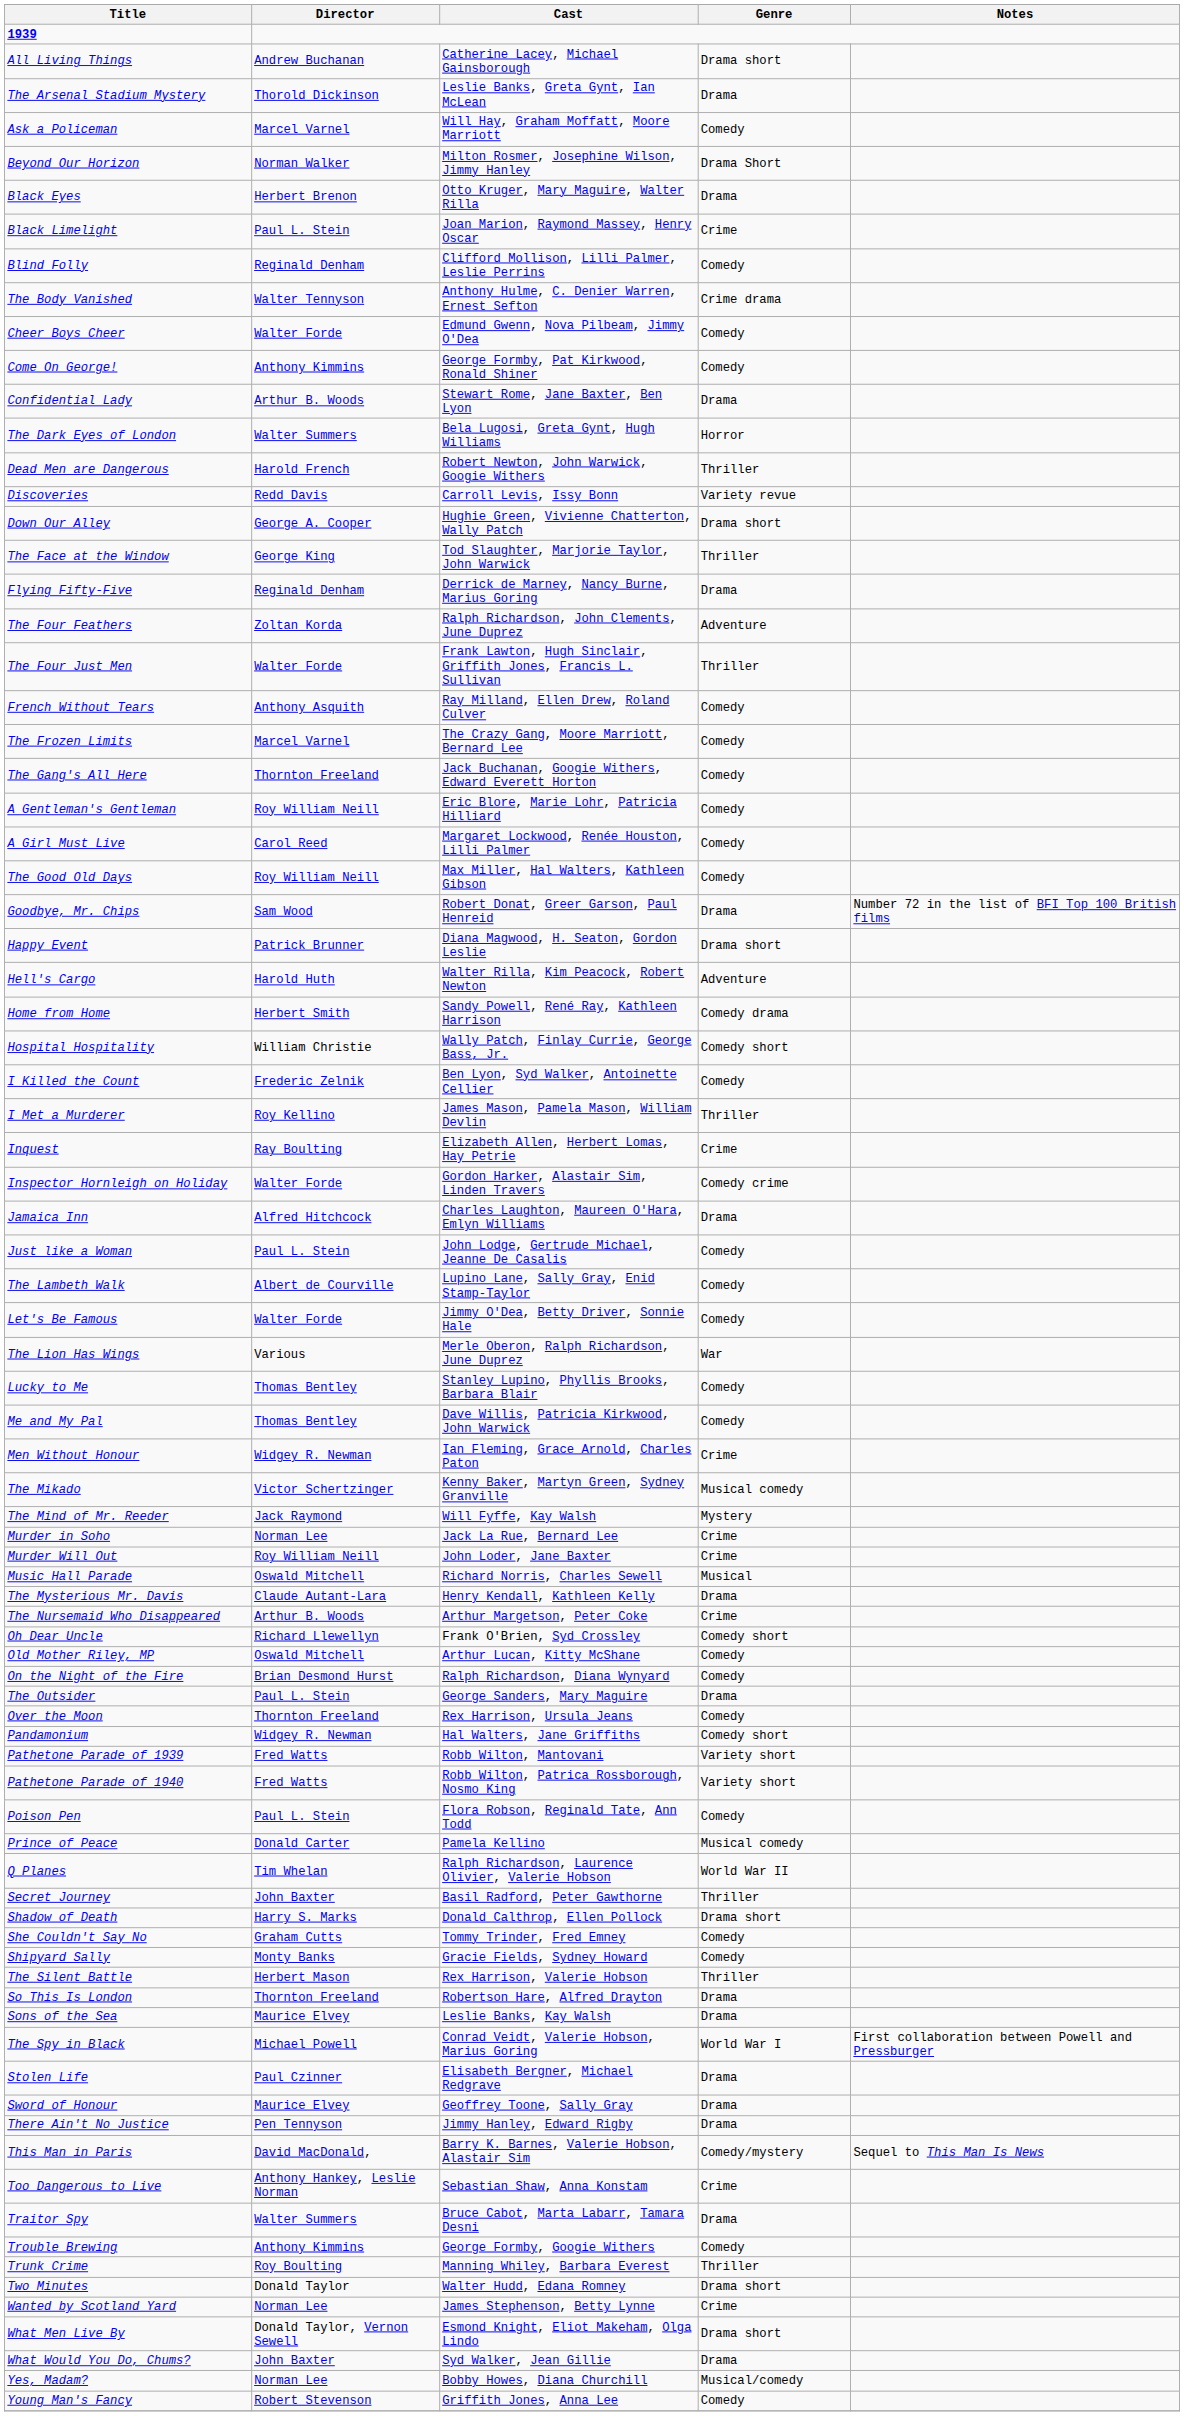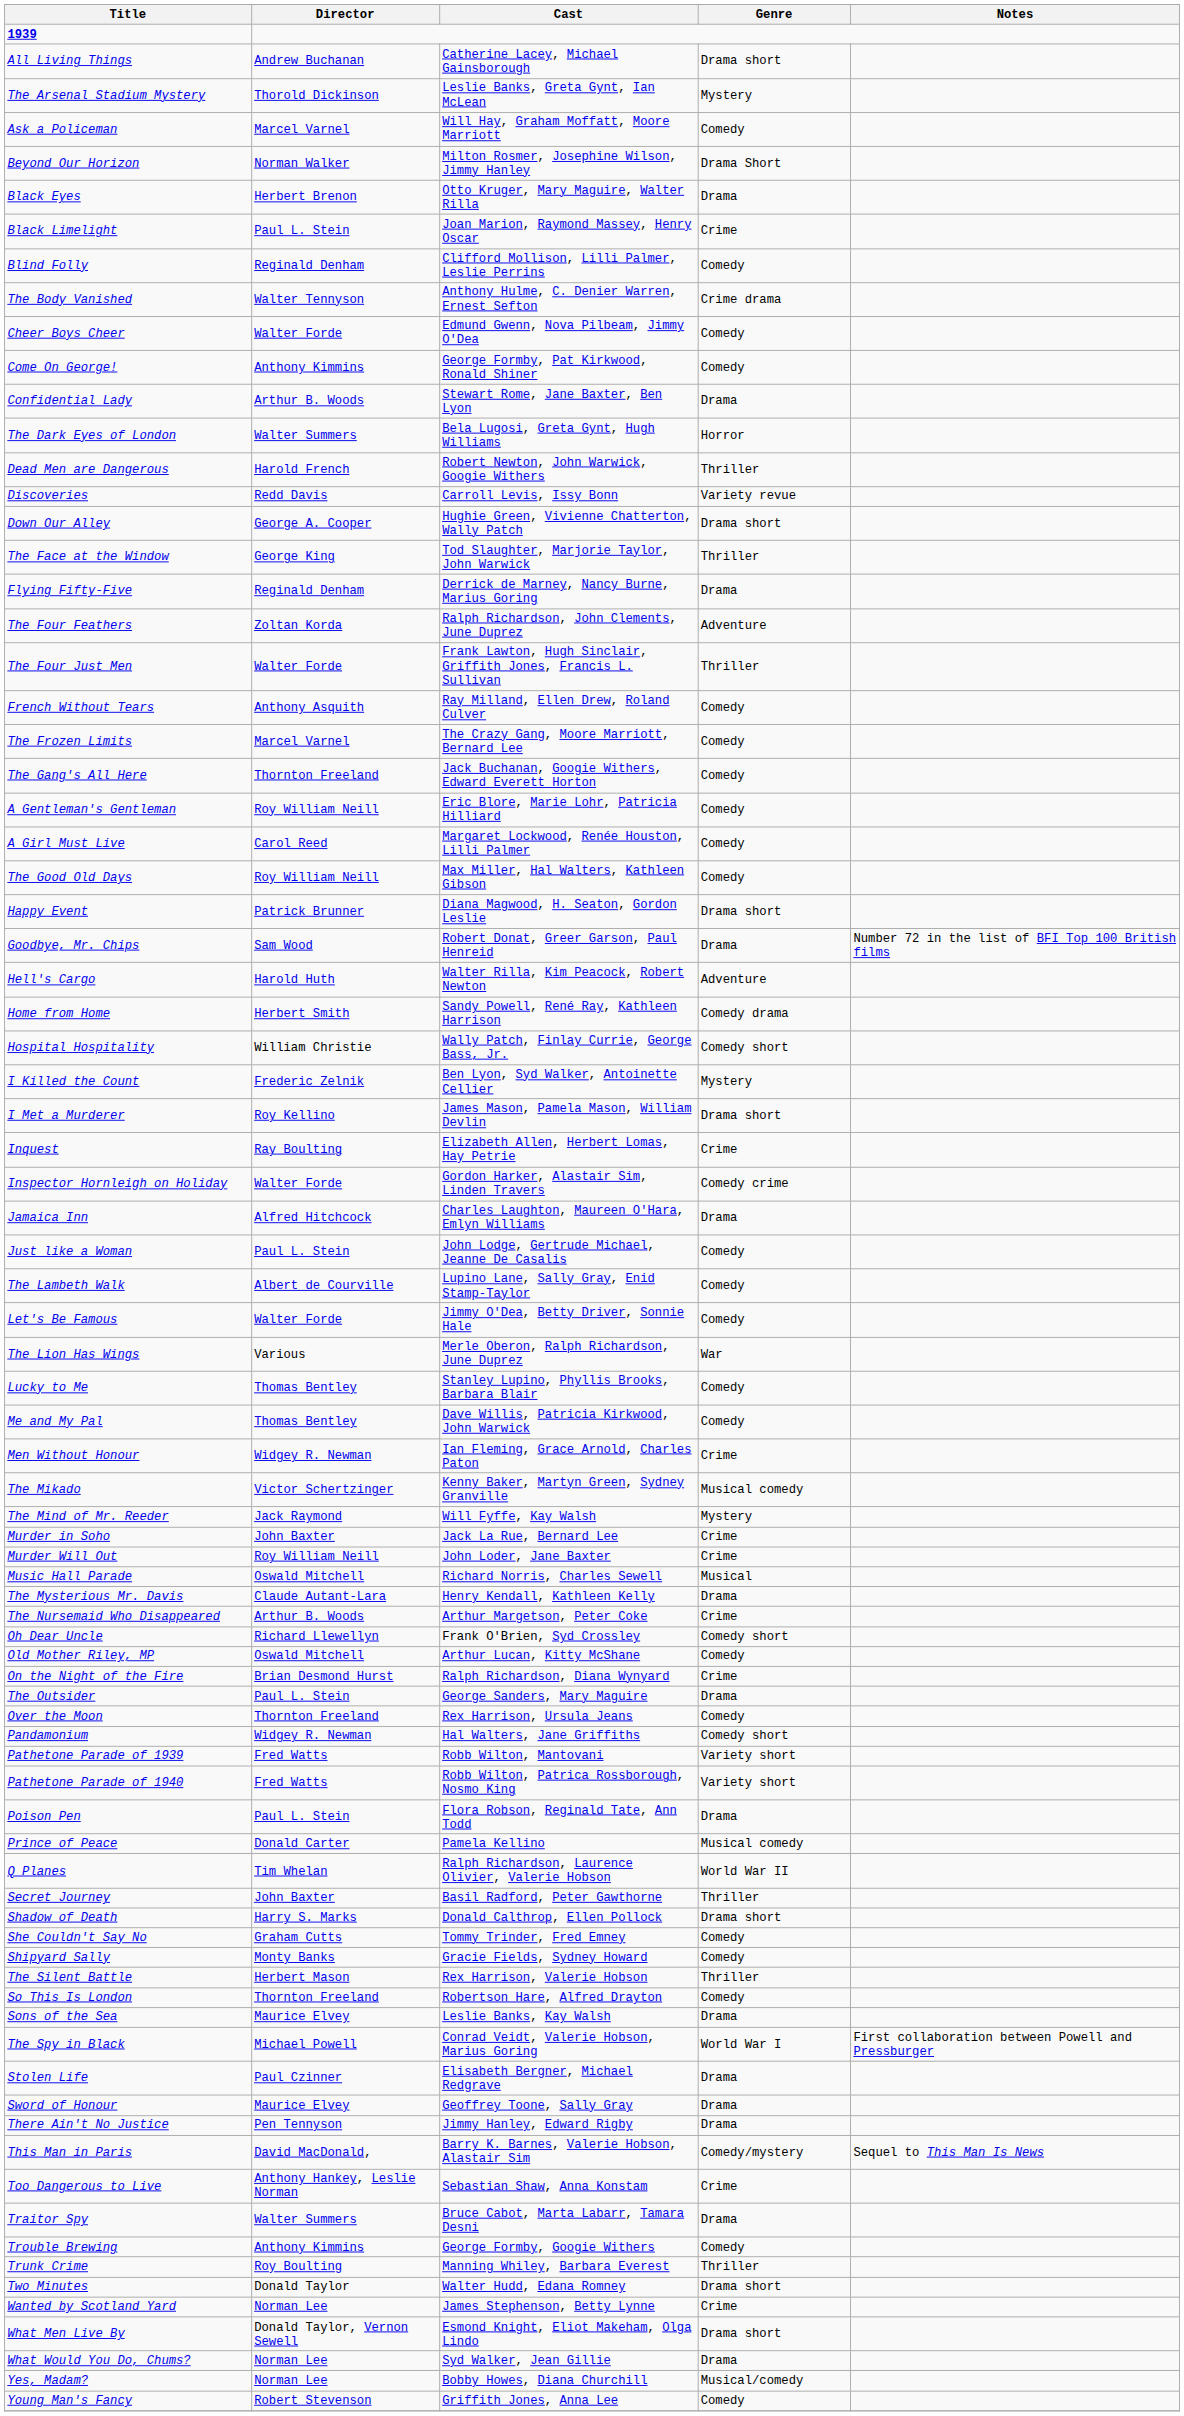(719, 95) Drama -> (726, 95) Mystery
rows swapped: (73, 912) <-> (48, 946)
(723, 1082) Comedy -> (726, 1082) Mystery
(730, 1116) Thriller -> (741, 1116) Drama short
(291, 1537) Norman Lee -> (294, 1537) John Baxter
(723, 1676) Comedy -> (719, 1676) Crime
(723, 1817) Comedy -> (719, 1817) Drama
(719, 1997) Drama -> (723, 1997) Comedy
(294, 2361) John Baxter -> (291, 2361) Norman Lee
